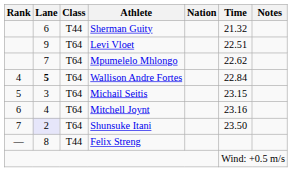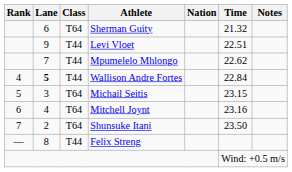(74, 28) T44 -> (74, 28) T64
(74, 45) T64 -> (74, 45) T44
(74, 61) T64 -> (74, 61) T44
(74, 77) T64 -> (74, 77) T44
(46, 126) lavender background -> (46, 126) no background
